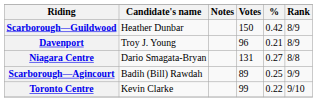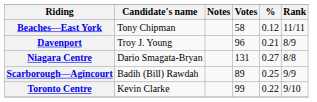- row: (62, 27)
+ row: (60, 27)
